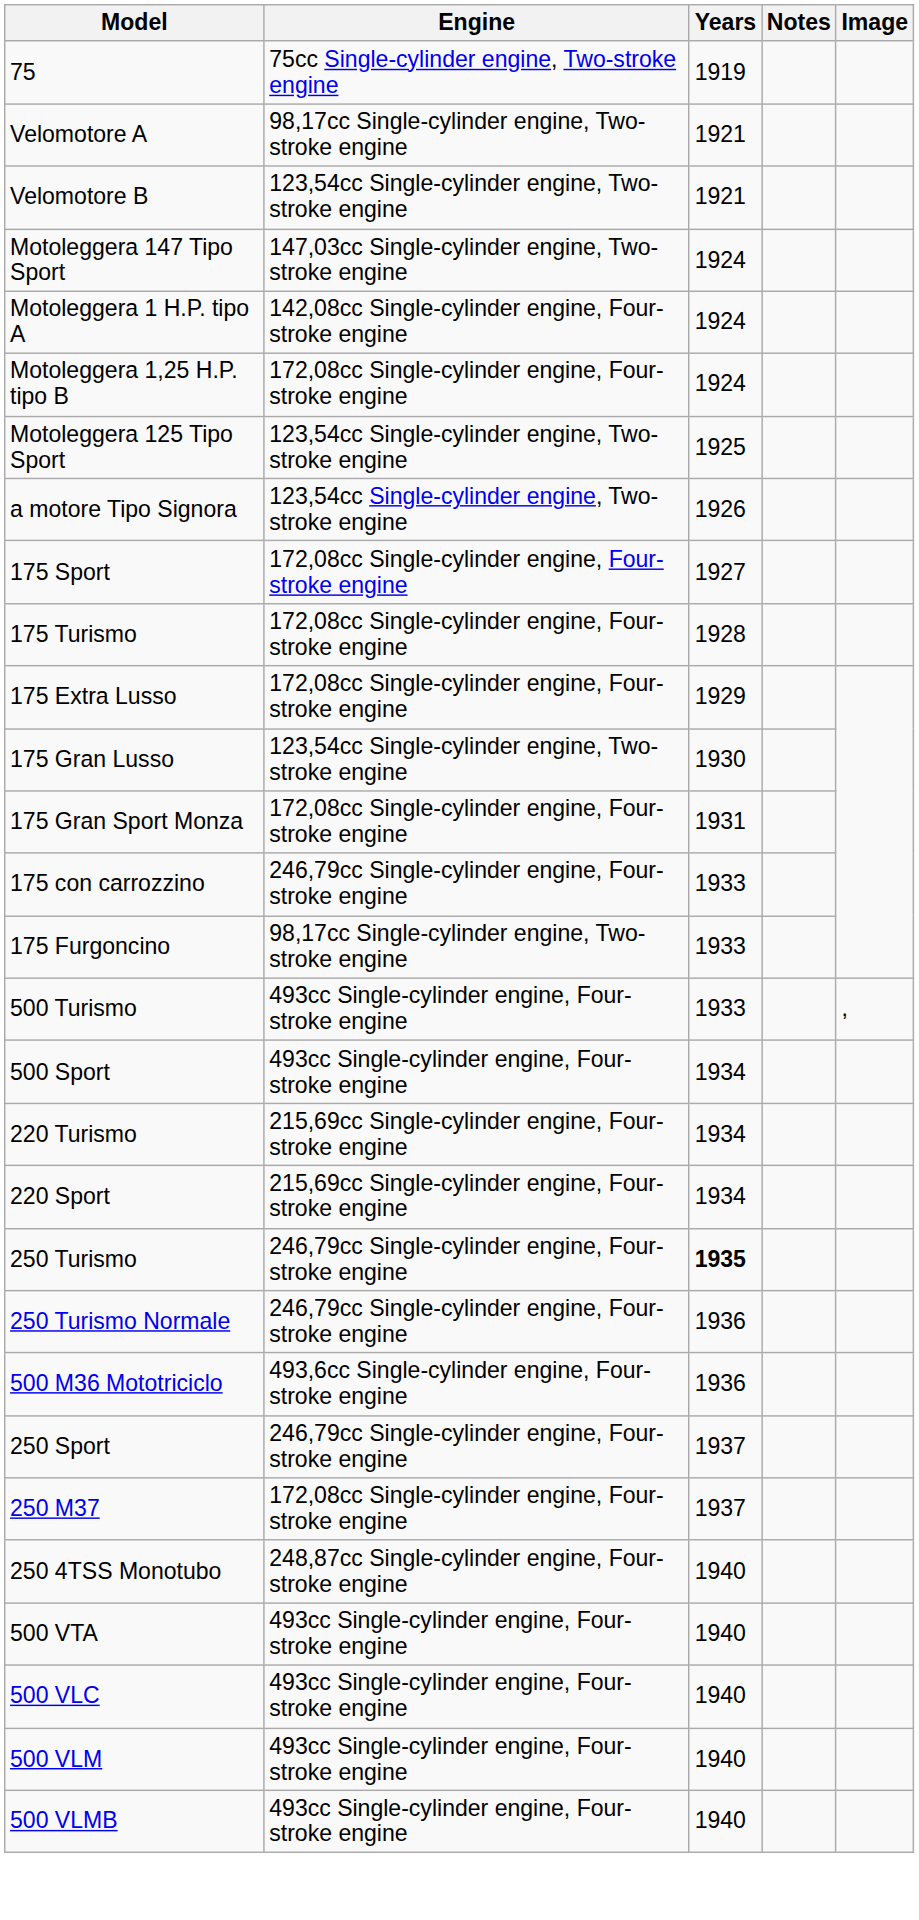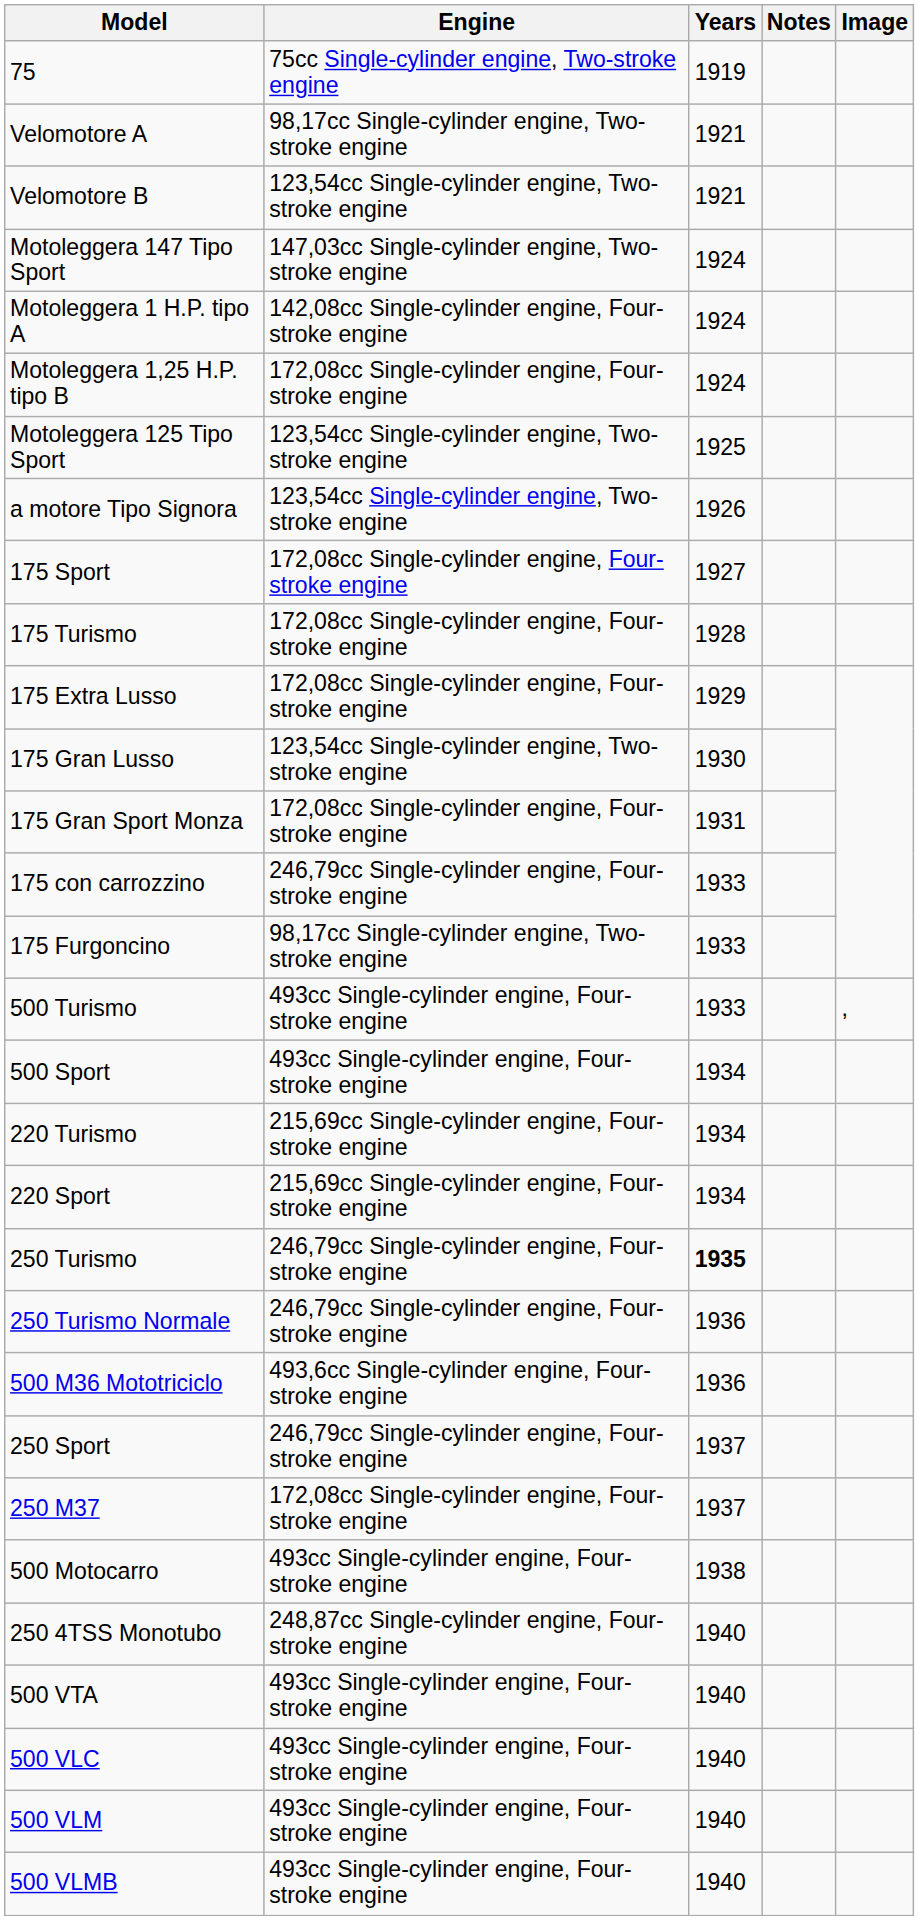+ row: (84, 1571)
